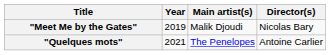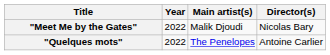(175, 27) 2019 -> (175, 27) 2022
(175, 42) 2021 -> (175, 42) 2022
